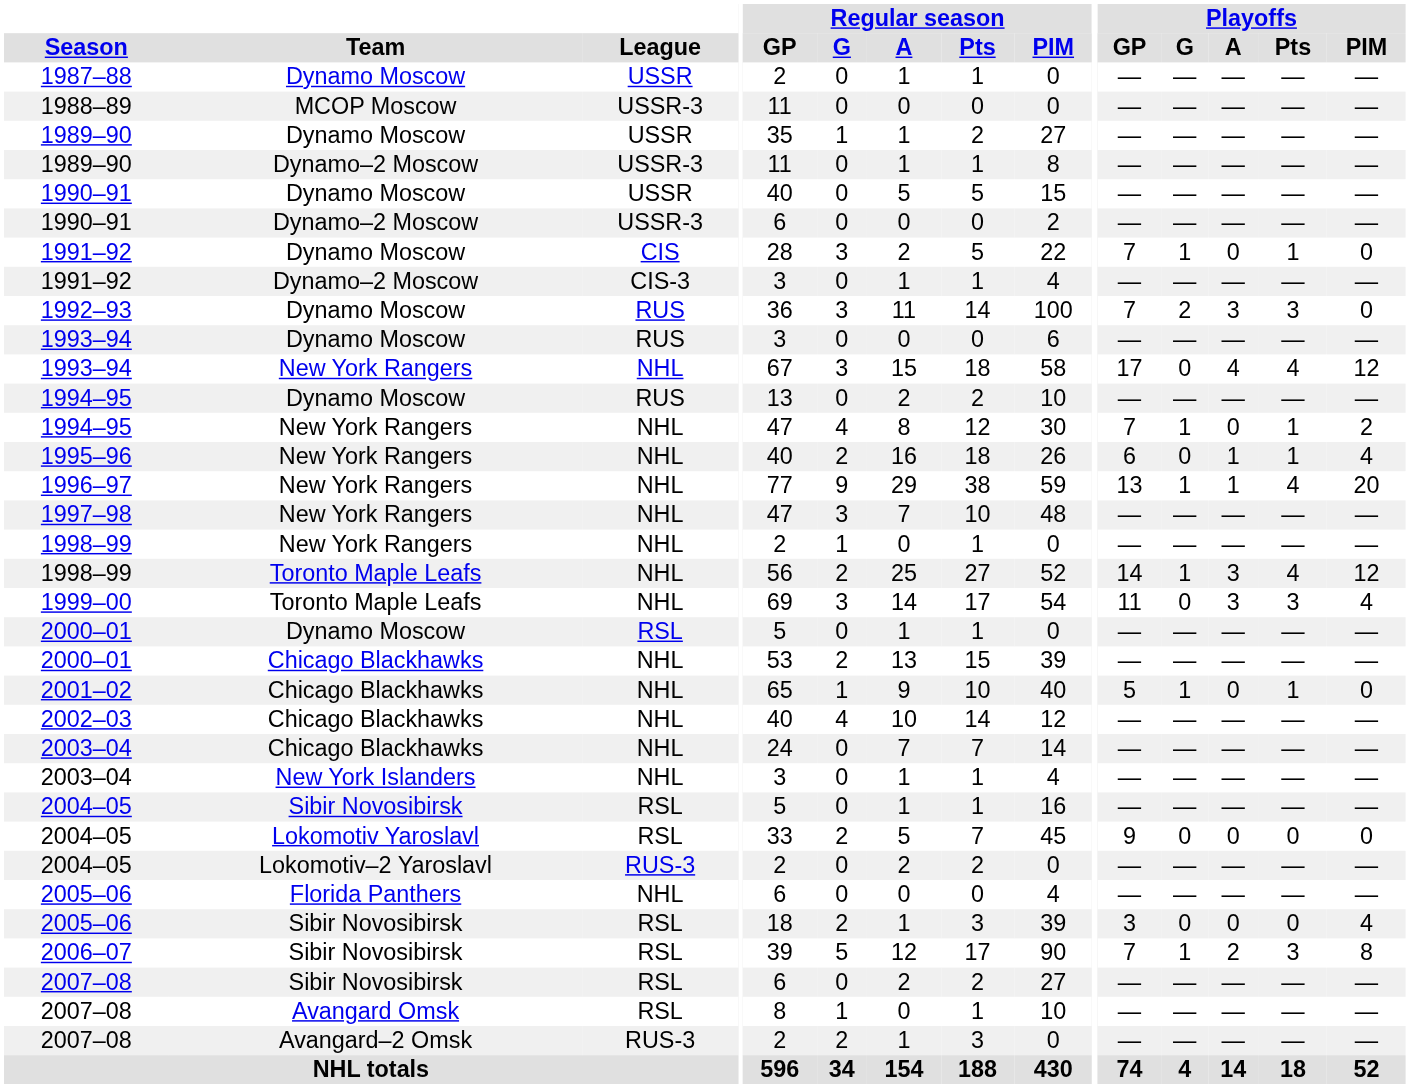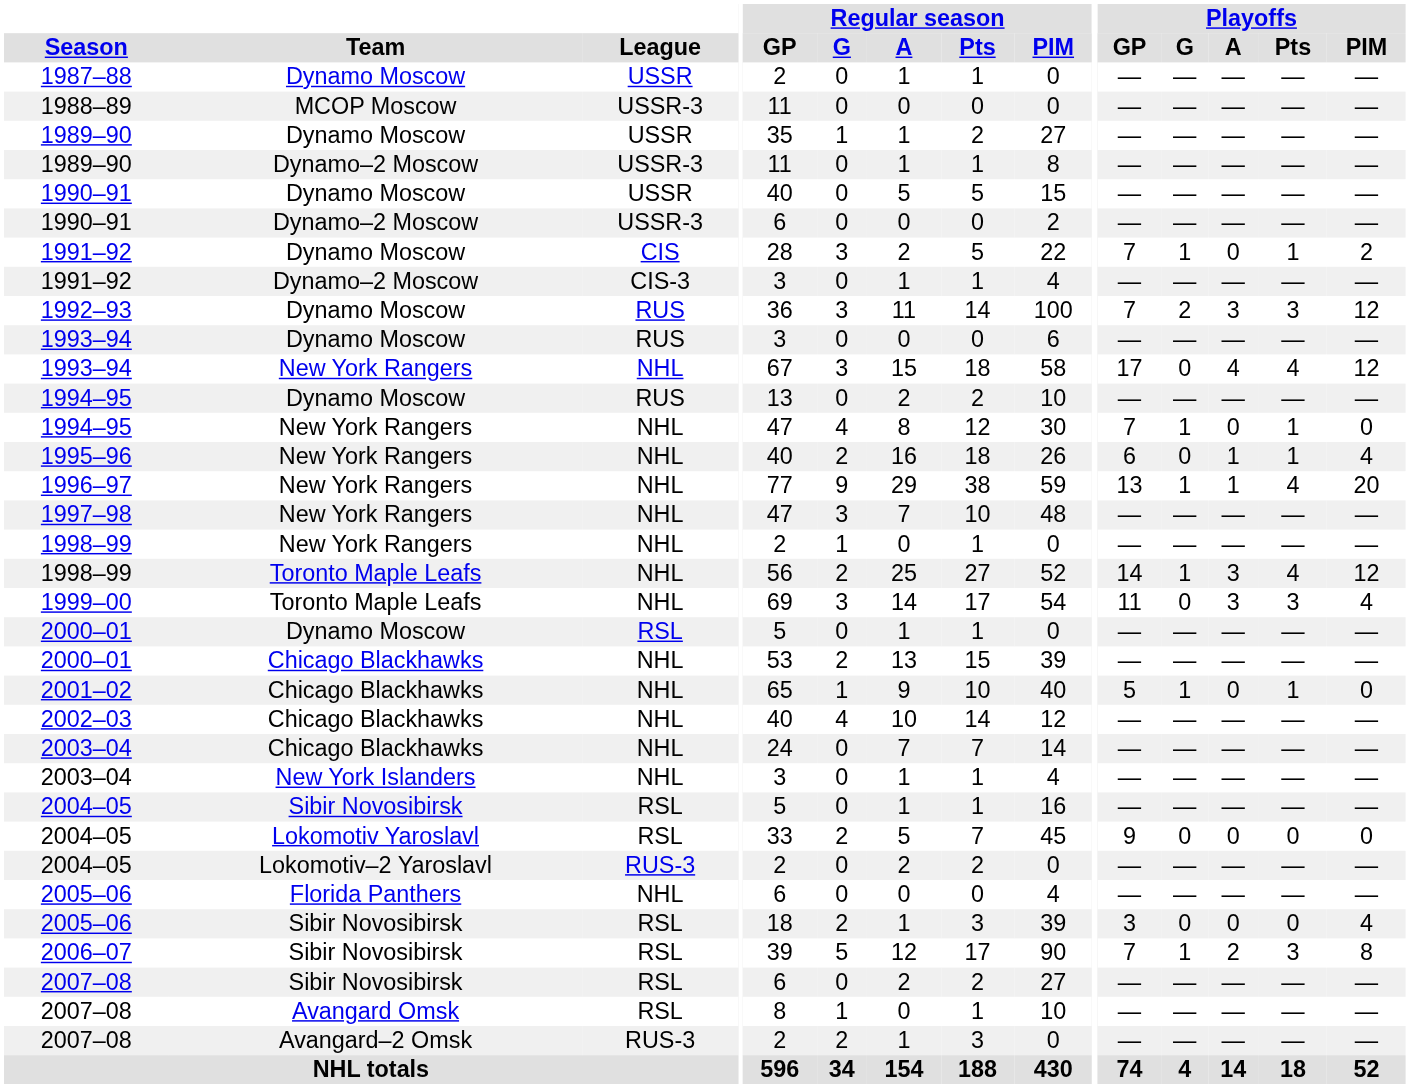(1367, 251) 0 -> (1367, 251) 2
(1367, 310) 0 -> (1367, 310) 12
(1367, 427) 2 -> (1367, 427) 0
